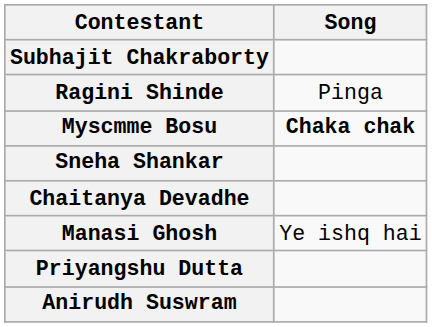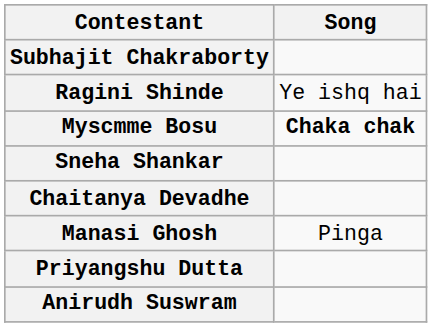(350, 93) Pinga -> (350, 93) Ye ishq hai
(350, 233) Ye ishq hai -> (350, 233) Pinga
